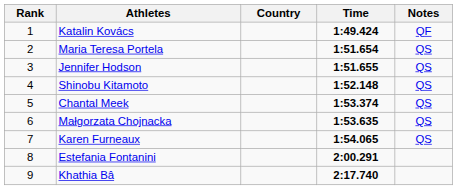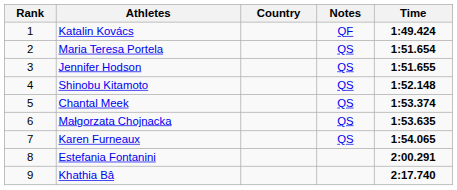columns swapped: (356, 13) <-> (424, 13)
